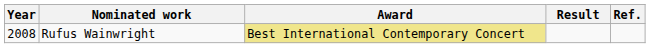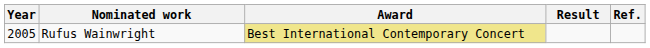(22, 33) 2008 -> (22, 33) 2005
